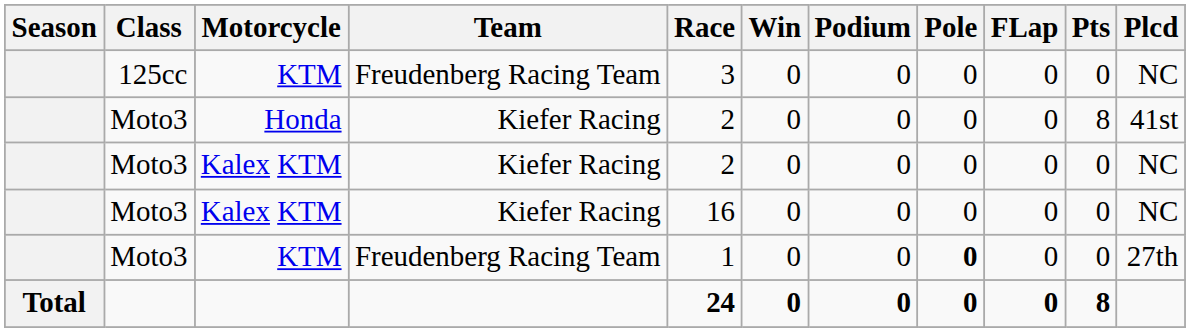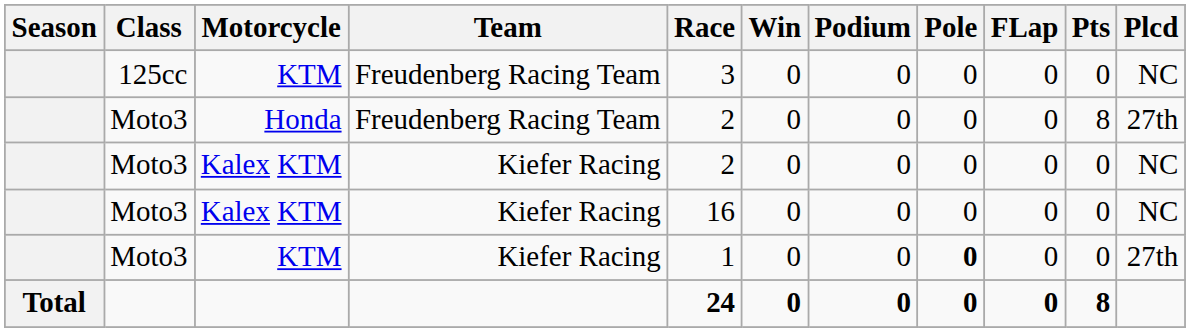(579, 119) Kiefer Racing -> (508, 119) Freudenberg Racing Team
(1154, 119) 41st -> (1153, 119) 27th
(508, 257) Freudenberg Racing Team -> (579, 257) Kiefer Racing
